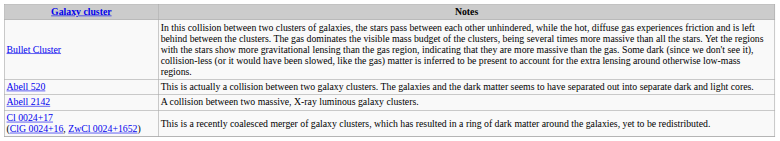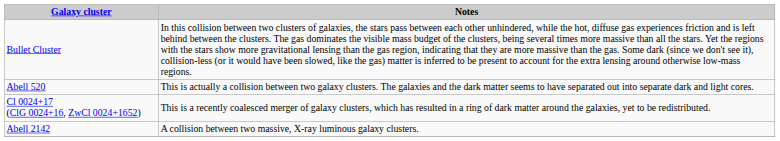rows swapped: (28, 102) <-> (74, 123)
